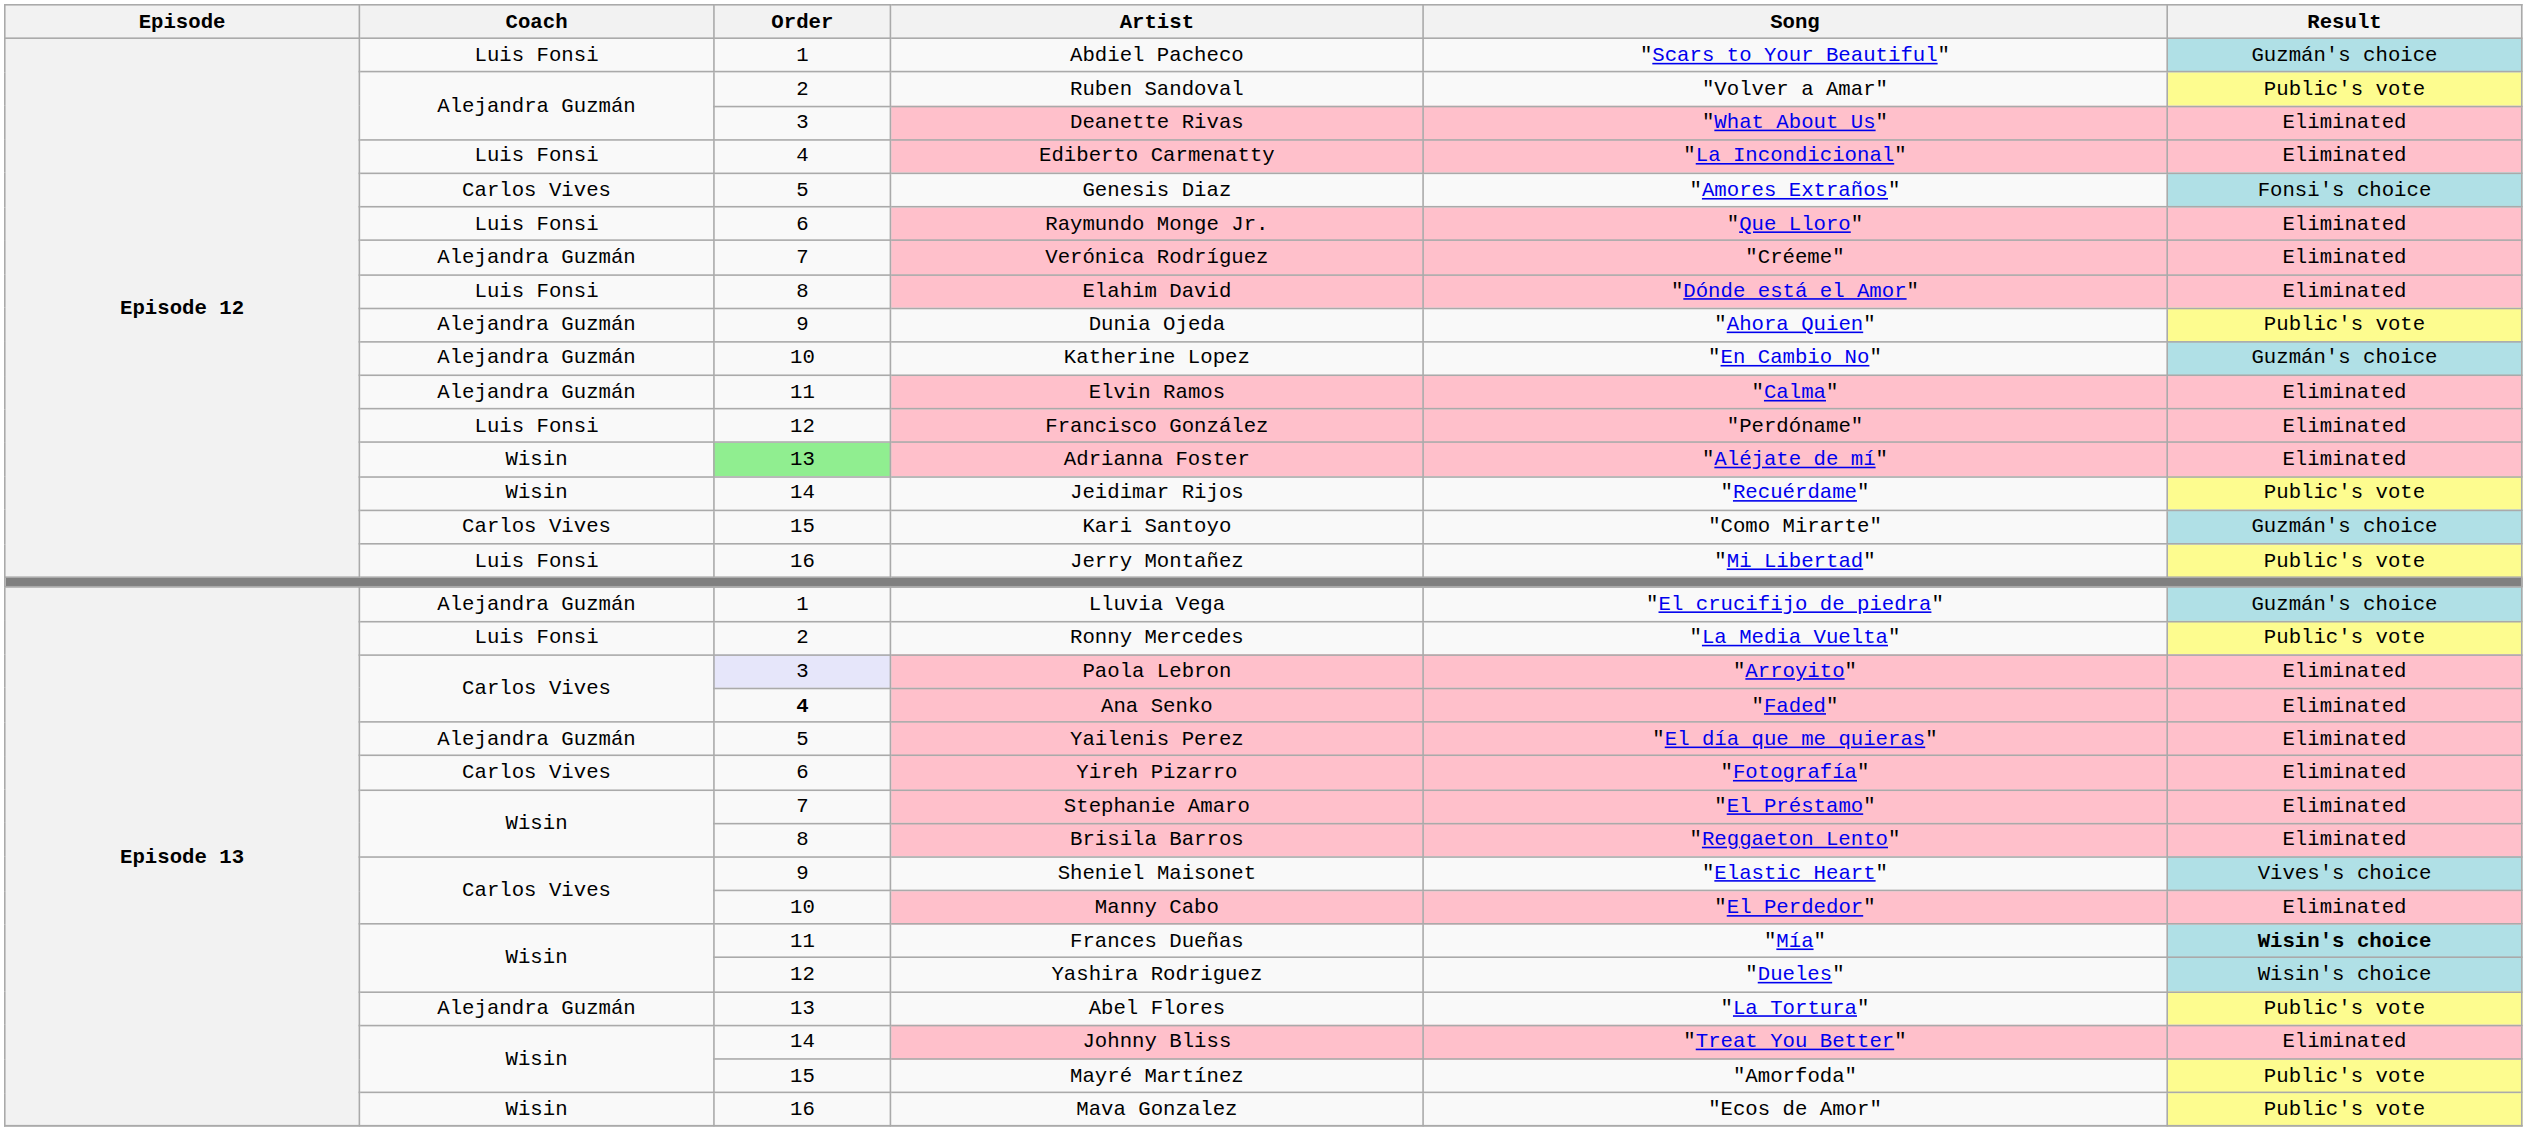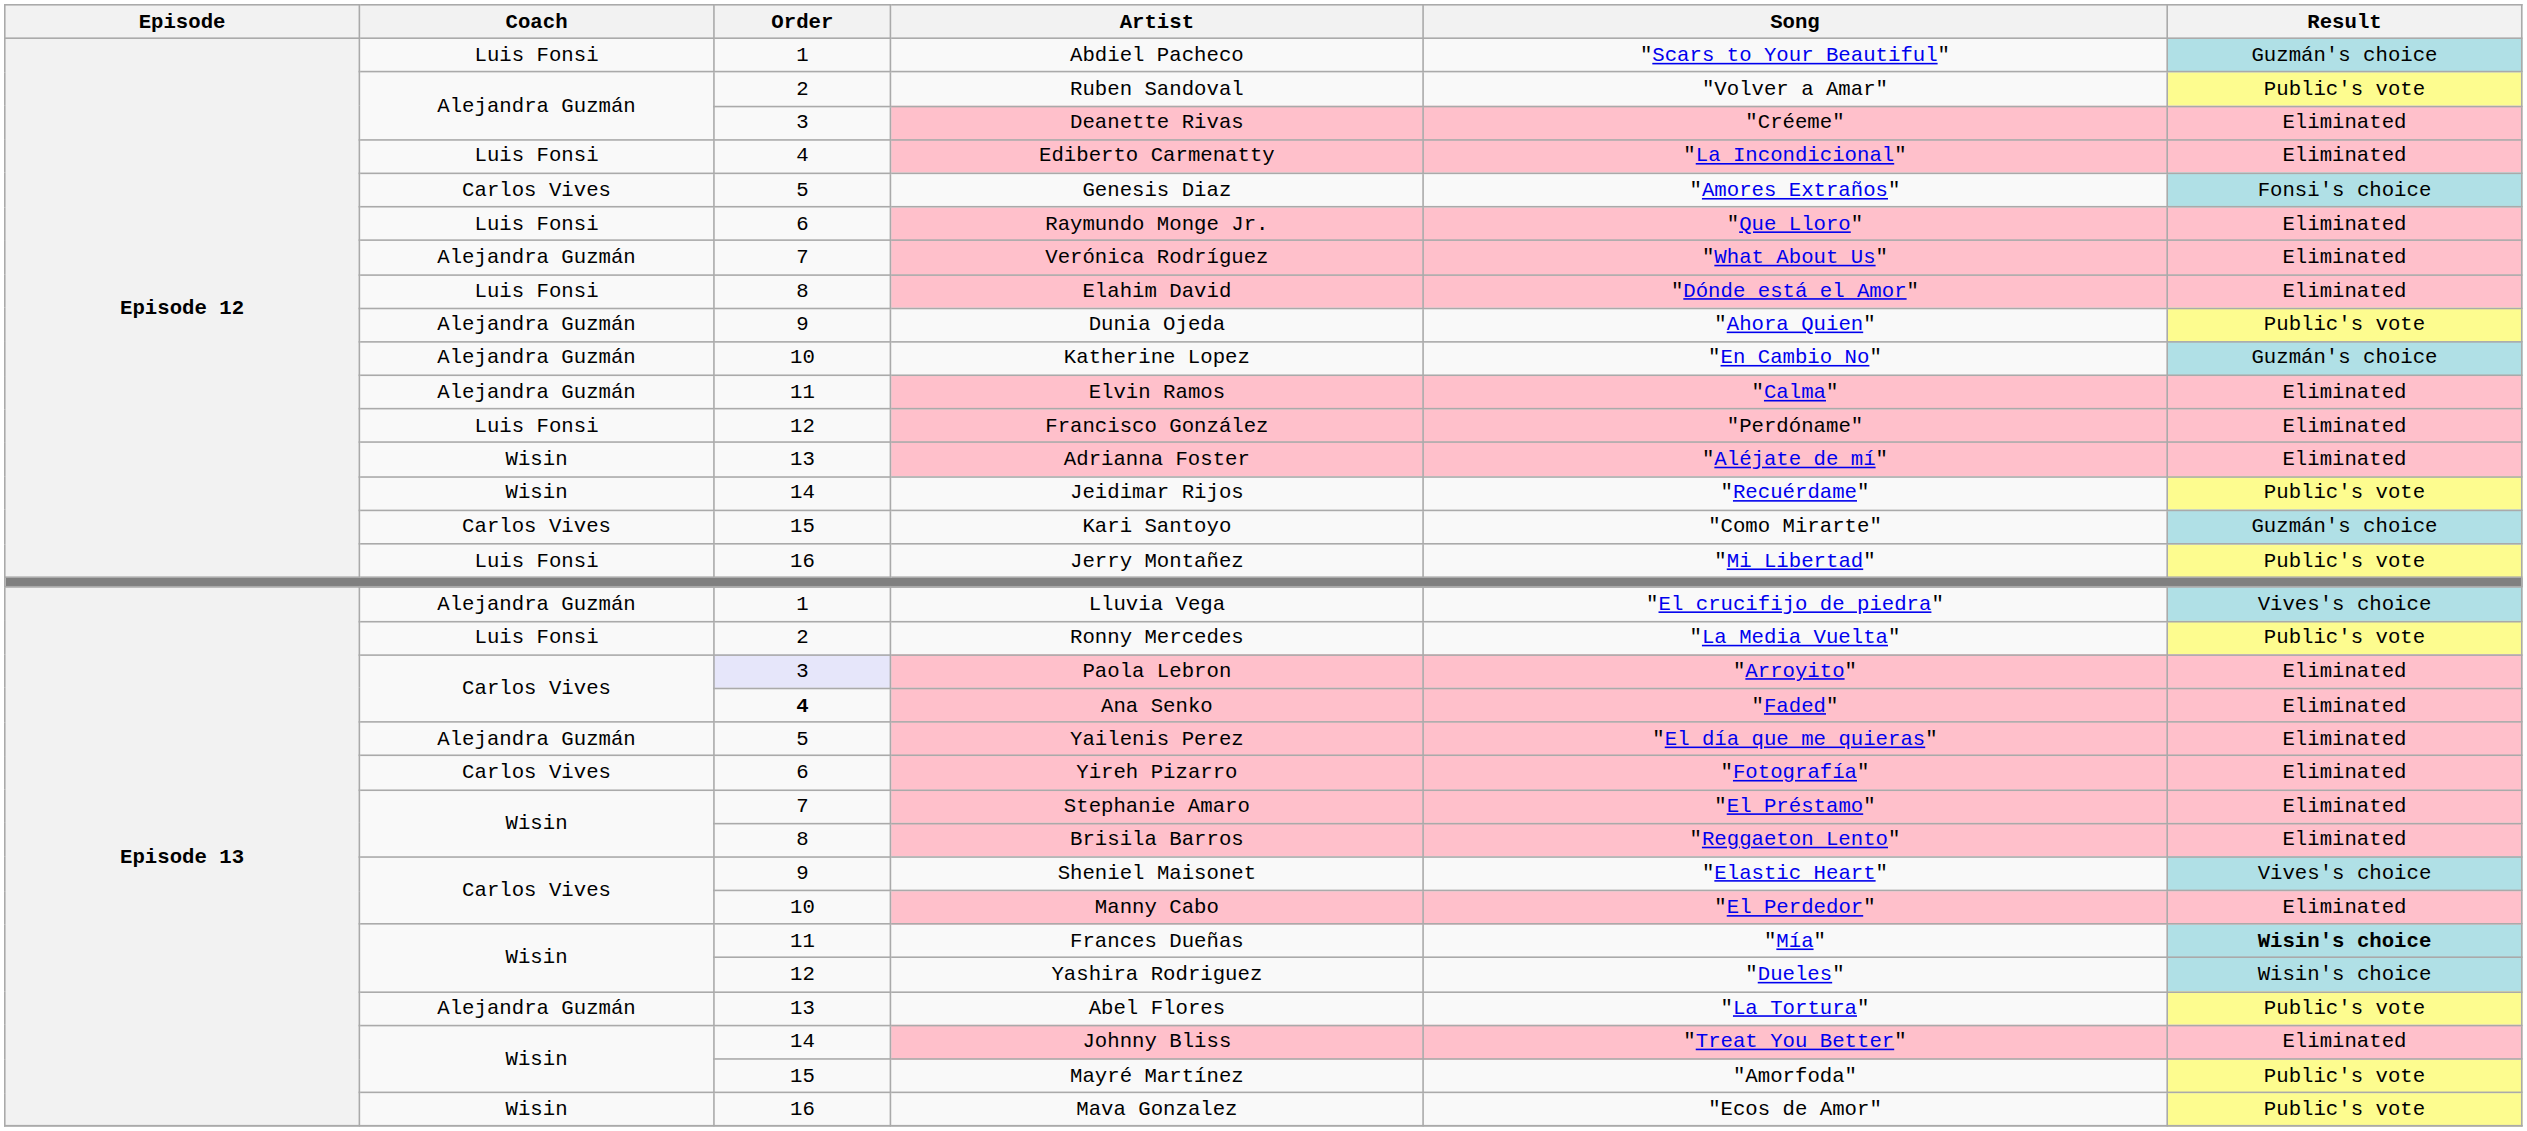(1795, 123) "What About Us" -> (1795, 123) "Créeme"
(1795, 257) "Créeme" -> (1795, 257) "What About Us"
(802, 460) lightgreen background -> (802, 460) no background
(2344, 604) Guzmán's choice -> (2344, 604) Vives's choice
